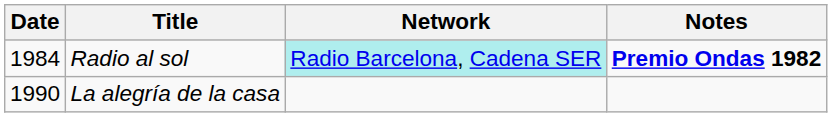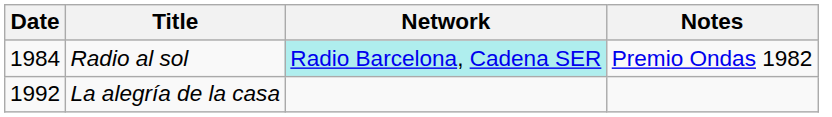(716, 58) bold -> (712, 58) normal
(35, 93) 1990 -> (35, 93) 1992
